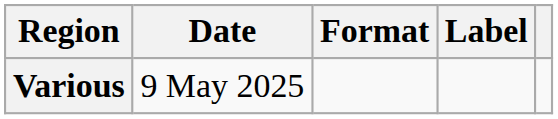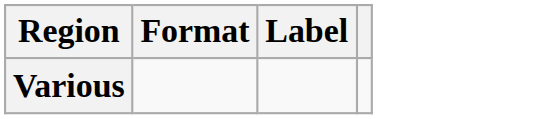- column: (222, 31)
